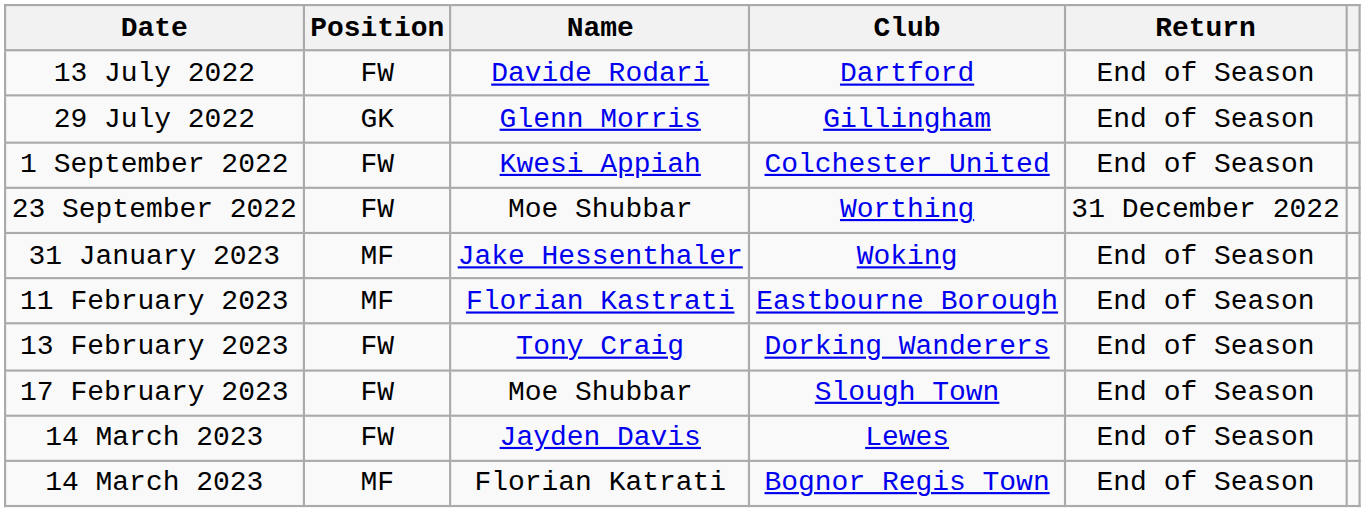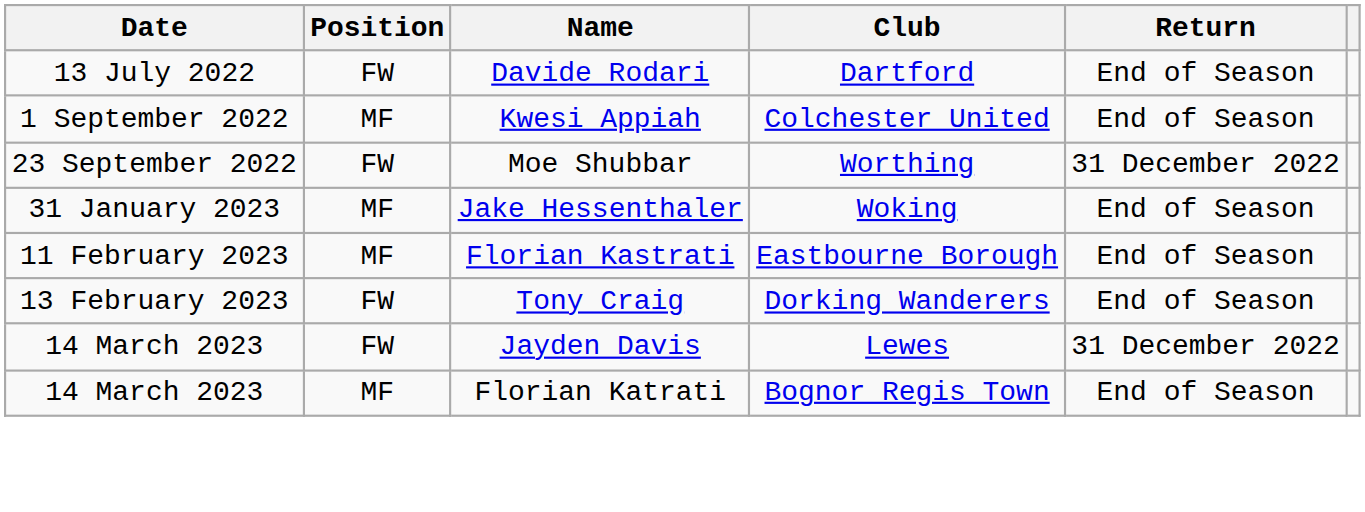- row: (907, 119)
(377, 165) FW -> (377, 119) MF
- row: (907, 392)
(1206, 438) End of Season -> (1206, 347) 31 December 2022
